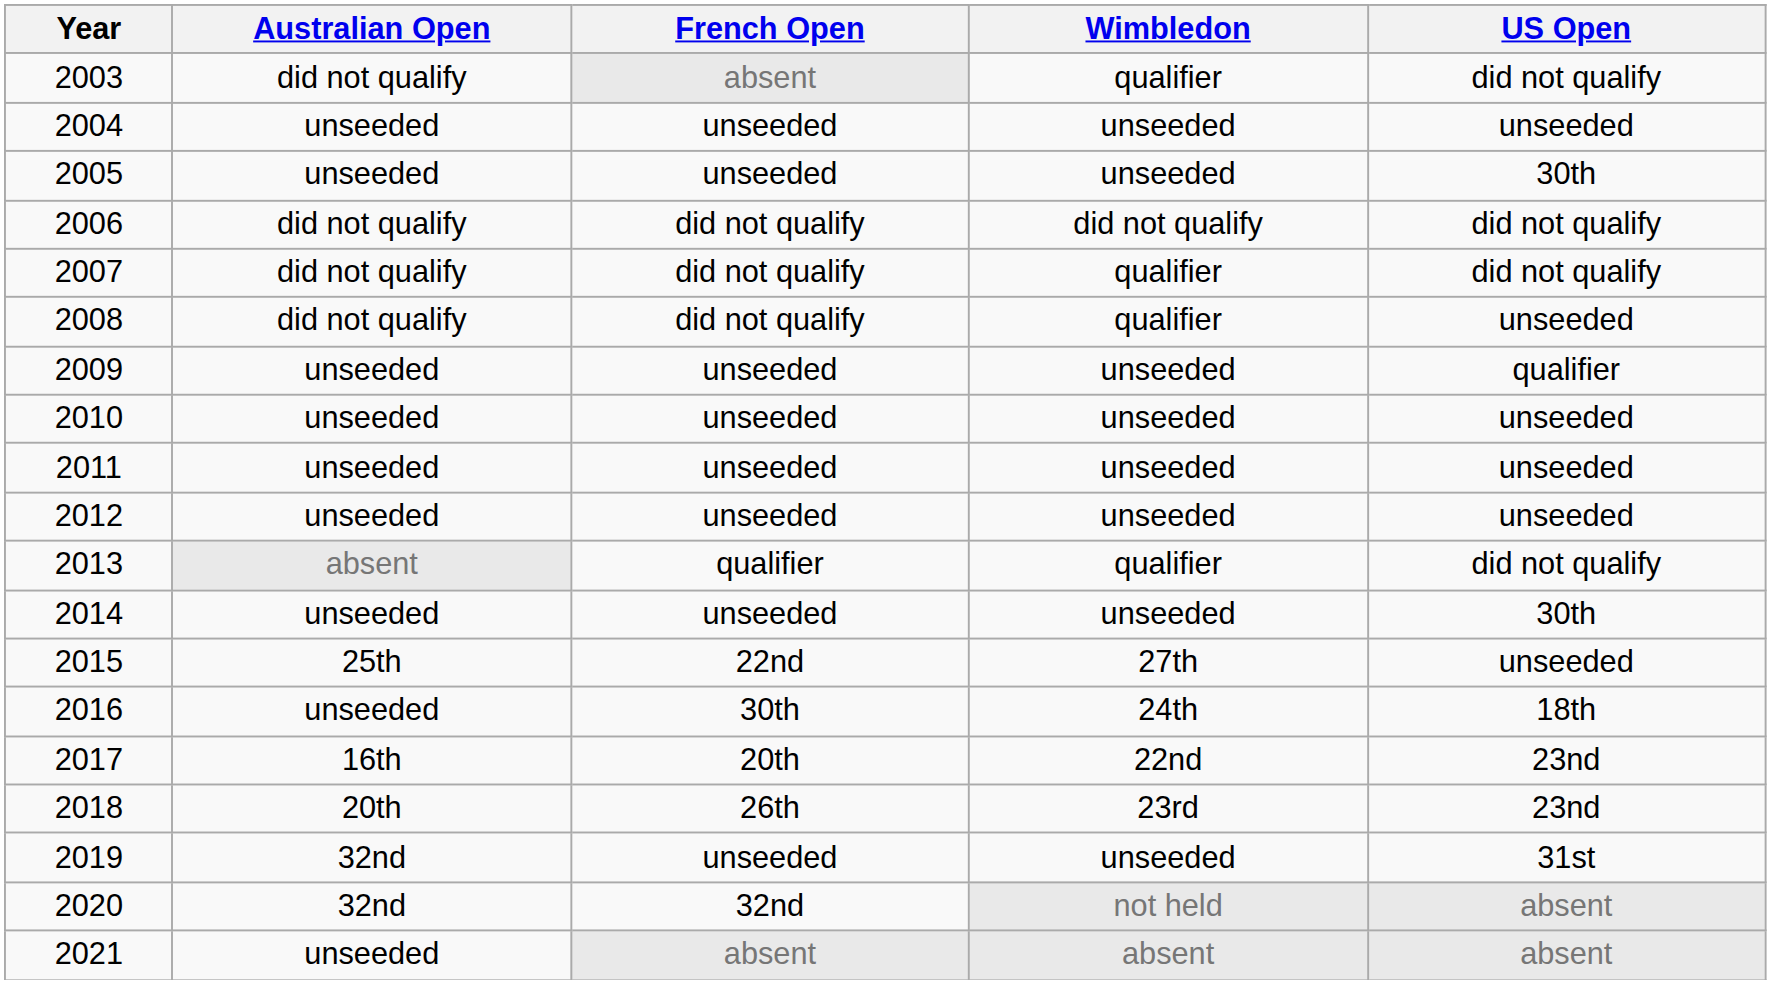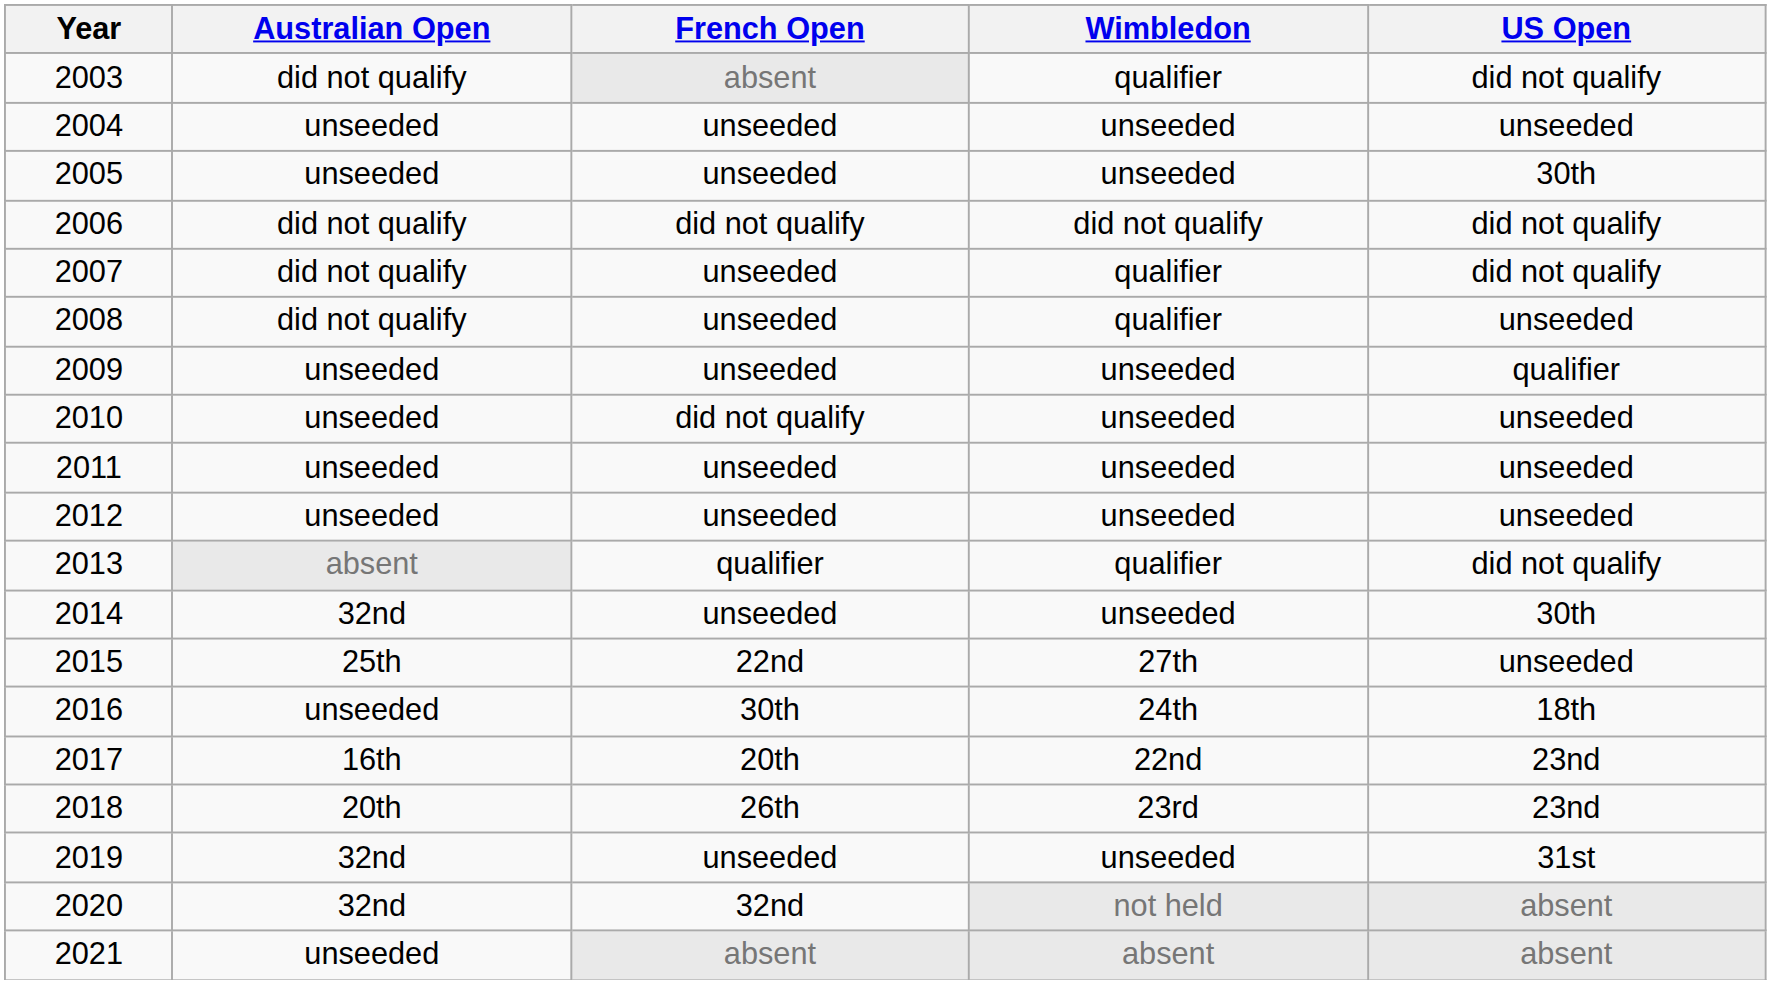(770, 272) did not qualify -> (770, 272) unseeded
(770, 321) did not qualify -> (770, 321) unseeded
(770, 418) unseeded -> (770, 418) did not qualify
(372, 613) unseeded -> (372, 613) 32nd
